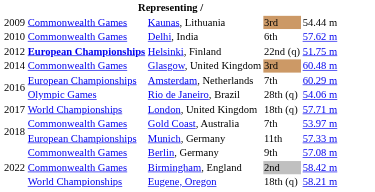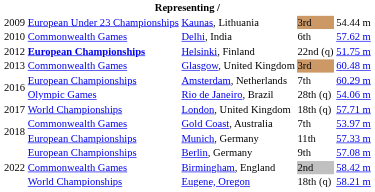(77, 22) Commonwealth Games -> (103, 22) European Under 23 Championships
(15, 66) 2014 -> (15, 66) 2013
(77, 153) Commonwealth Games -> (82, 153) European Championships
